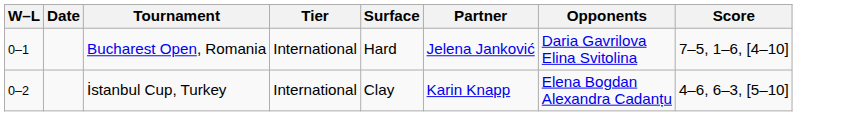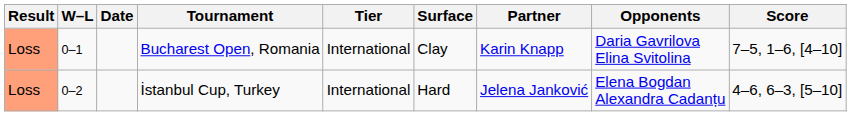+ column: (31, 16)
(380, 49) Hard -> (433, 49) Clay
(481, 49) Jelena Janković -> (522, 49) Karin Knapp
(379, 90) Clay -> (434, 90) Hard
(468, 90) Karin Knapp -> (534, 90) Jelena Janković
